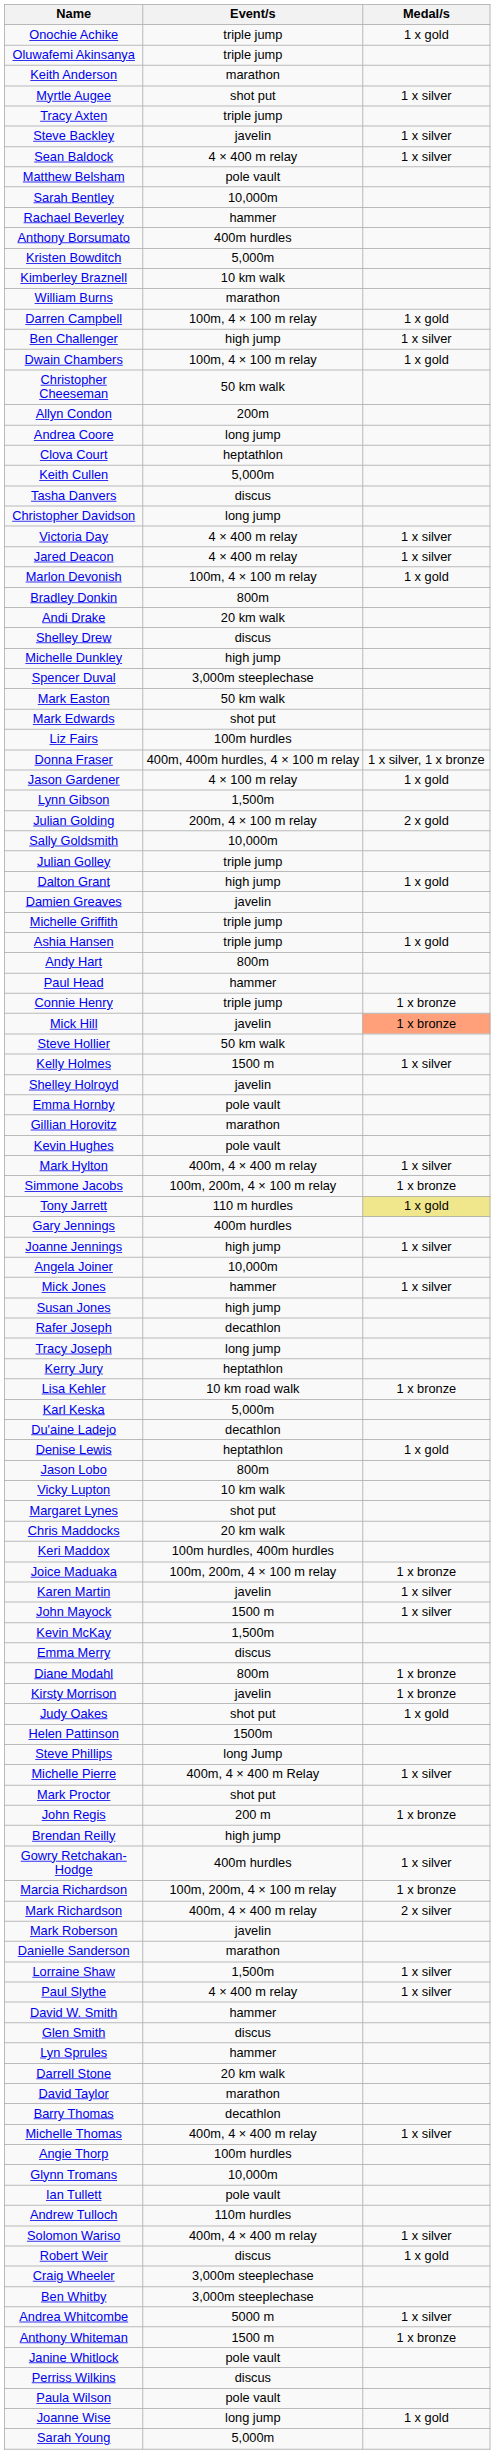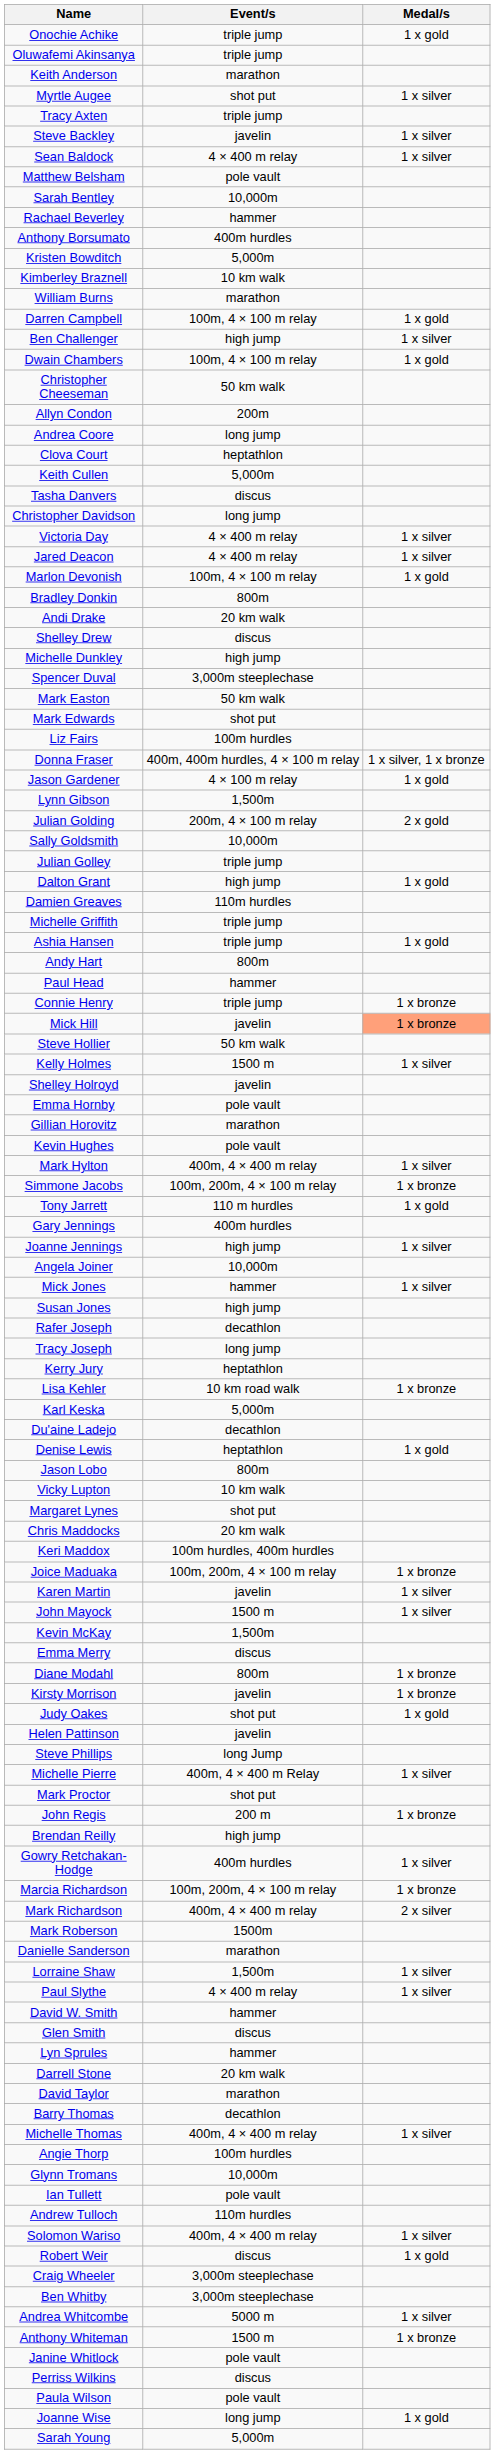(253, 901) javelin -> (253, 901) 110m hurdles
(426, 1206) khaki background -> (426, 1206) no background
(253, 1734) 1500m -> (253, 1734) javelin
(253, 1931) javelin -> (253, 1931) 1500m
